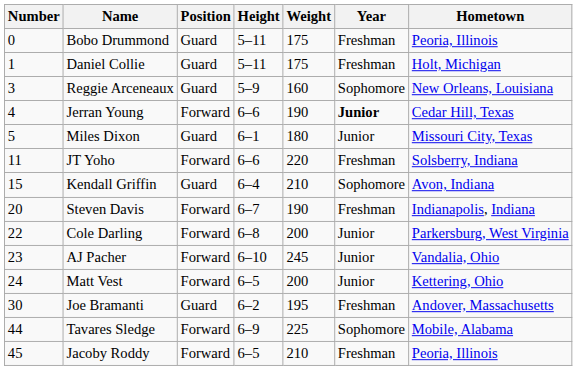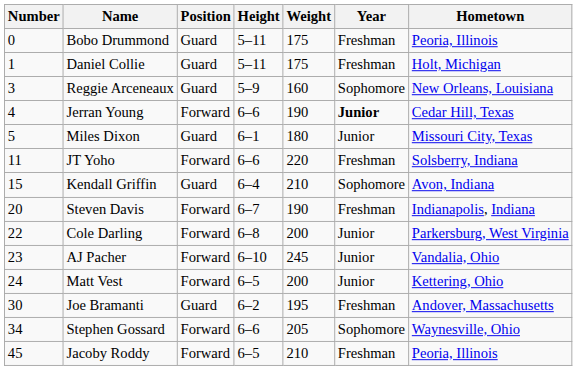+ row: (116, 329)
- row: (111, 329)
